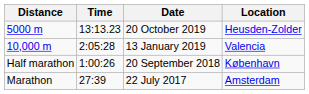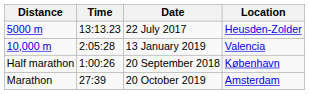(166, 30) 20 October 2019 -> (156, 30) 22 July 2017
(156, 81) 22 July 2017 -> (166, 81) 20 October 2019
